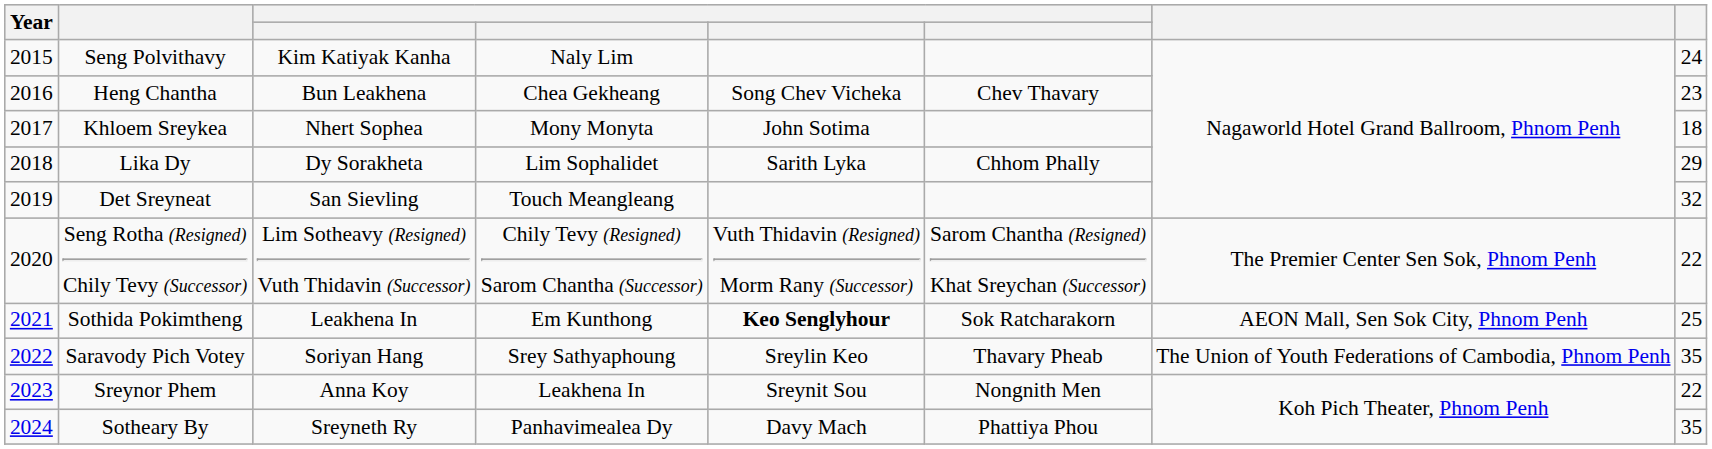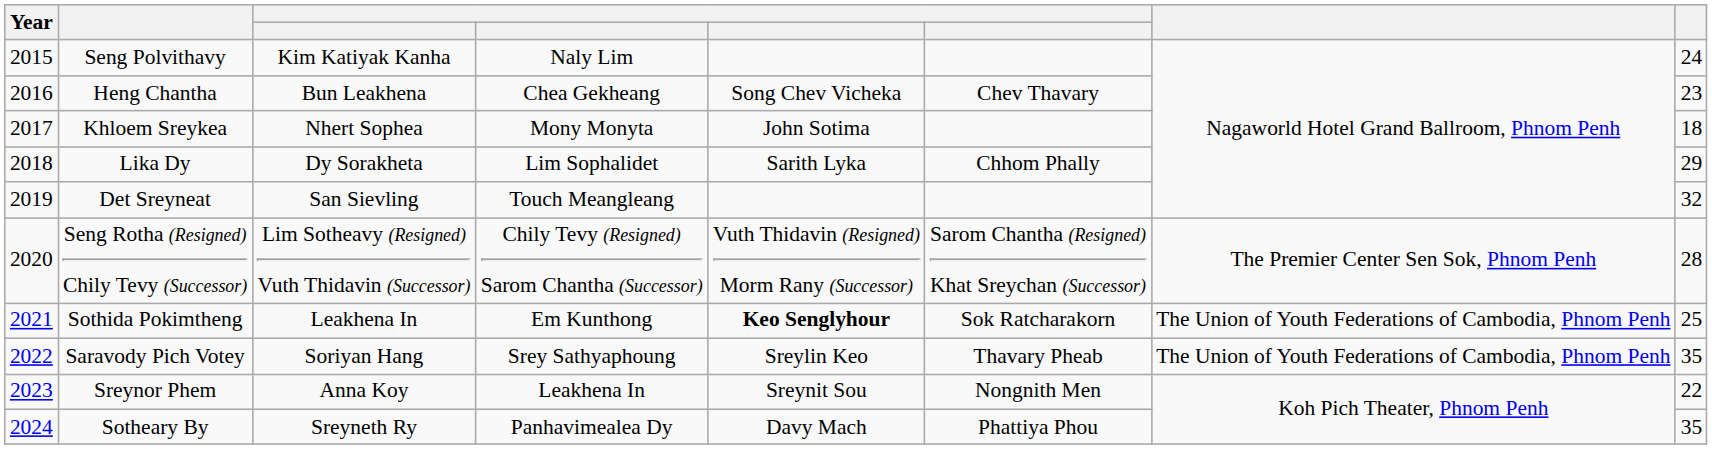(1691, 259) 22 -> (1691, 259) 28
(1413, 319) AEON Mall, Sen Sok City, Phnom Penh -> (1413, 319) The Union of Youth Federations of Cambodia, Phnom Penh
